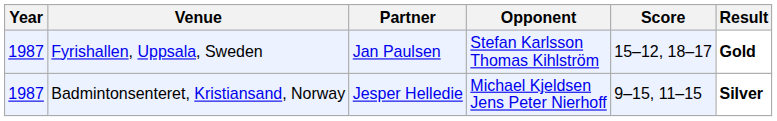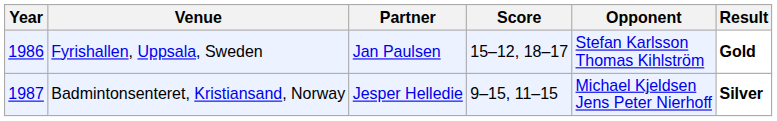columns swapped: (539, 18) <-> (663, 18)
(26, 52) 1987 -> (26, 52) 1986
